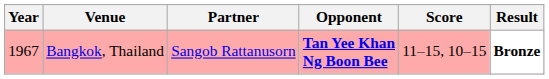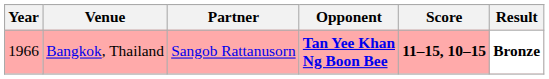(24, 52) 1967 -> (24, 52) 1966
(444, 52) normal -> (444, 52) bold
